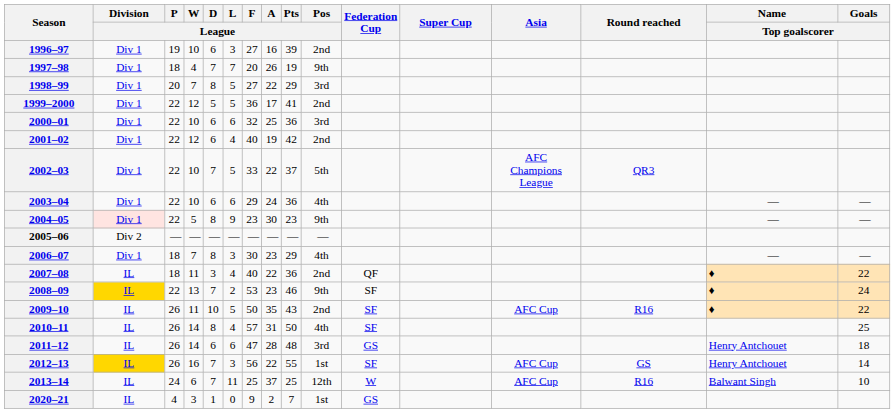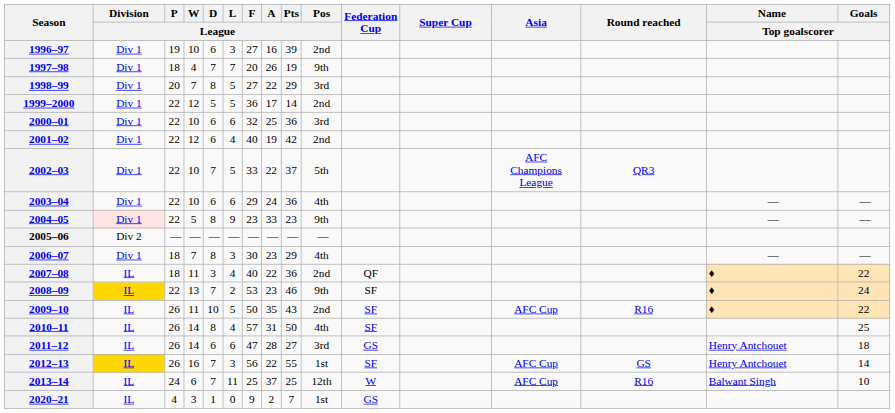(291, 103) 41 -> (291, 103) 14
(271, 219) 30 -> (271, 219) 33
(291, 345) 48 -> (291, 345) 27
